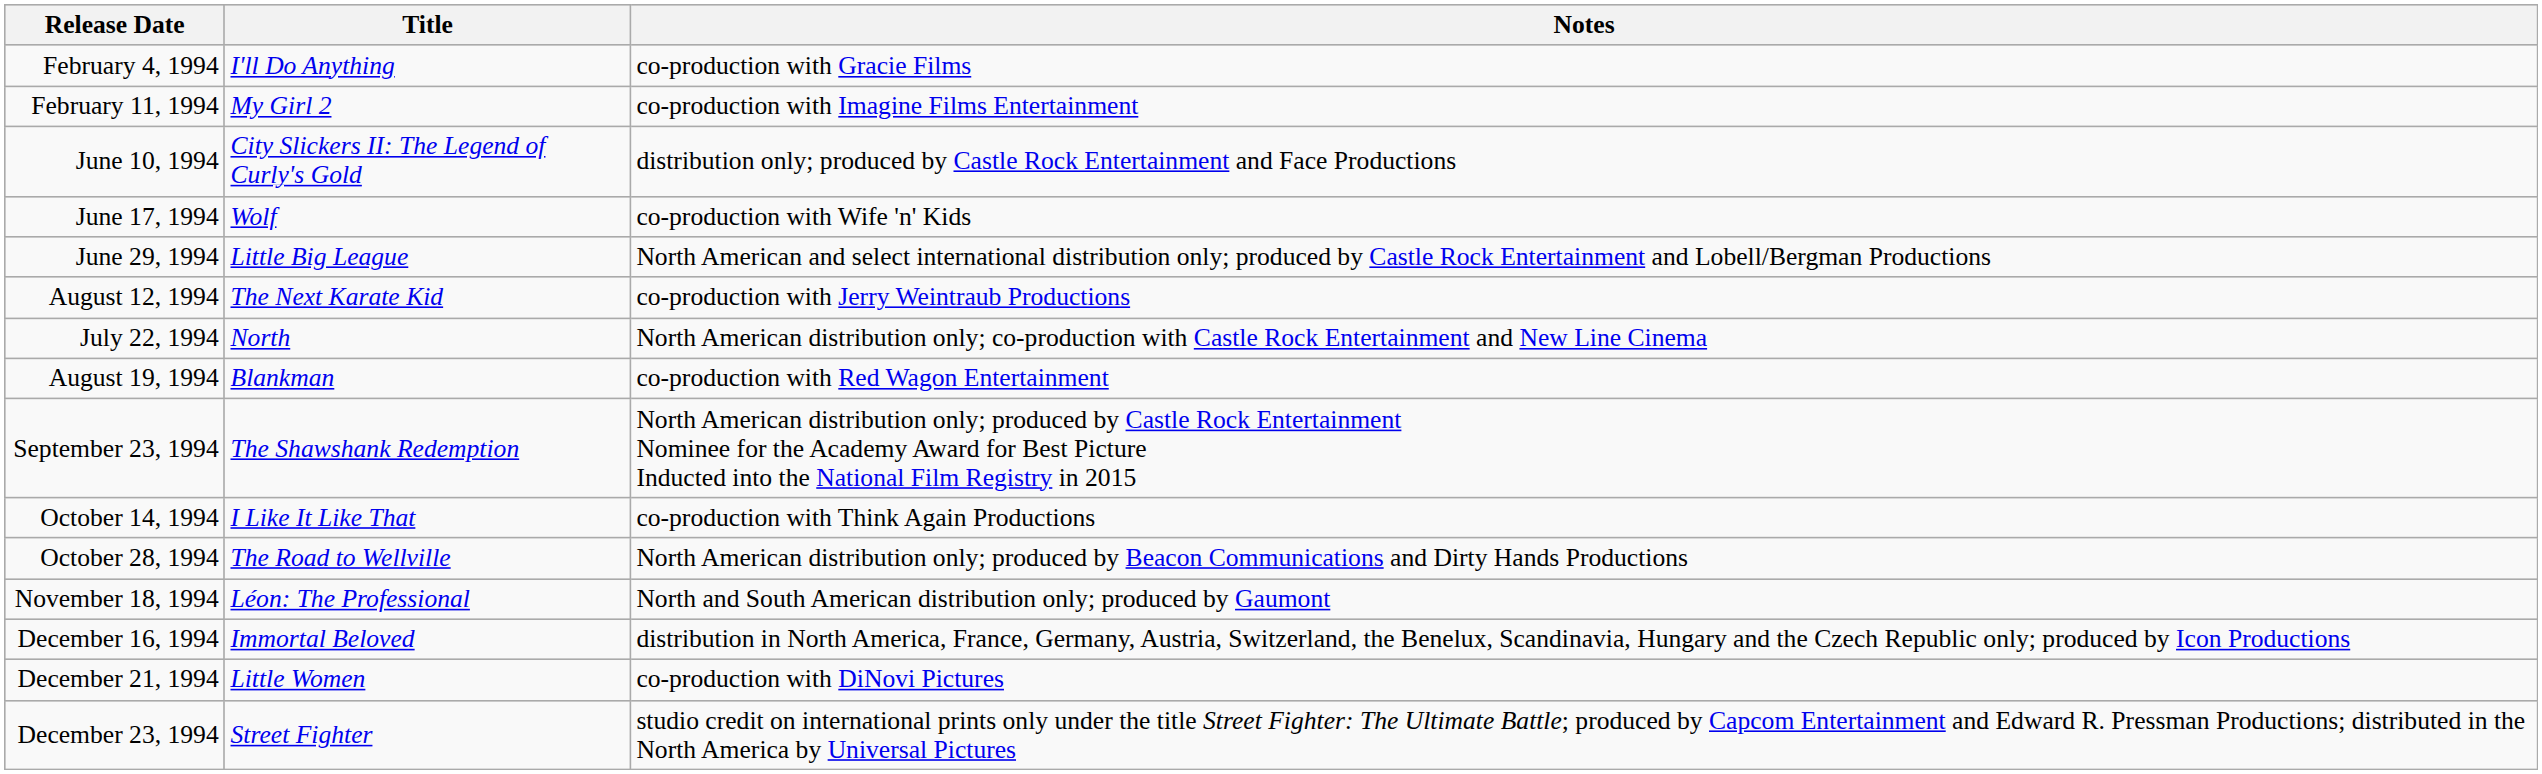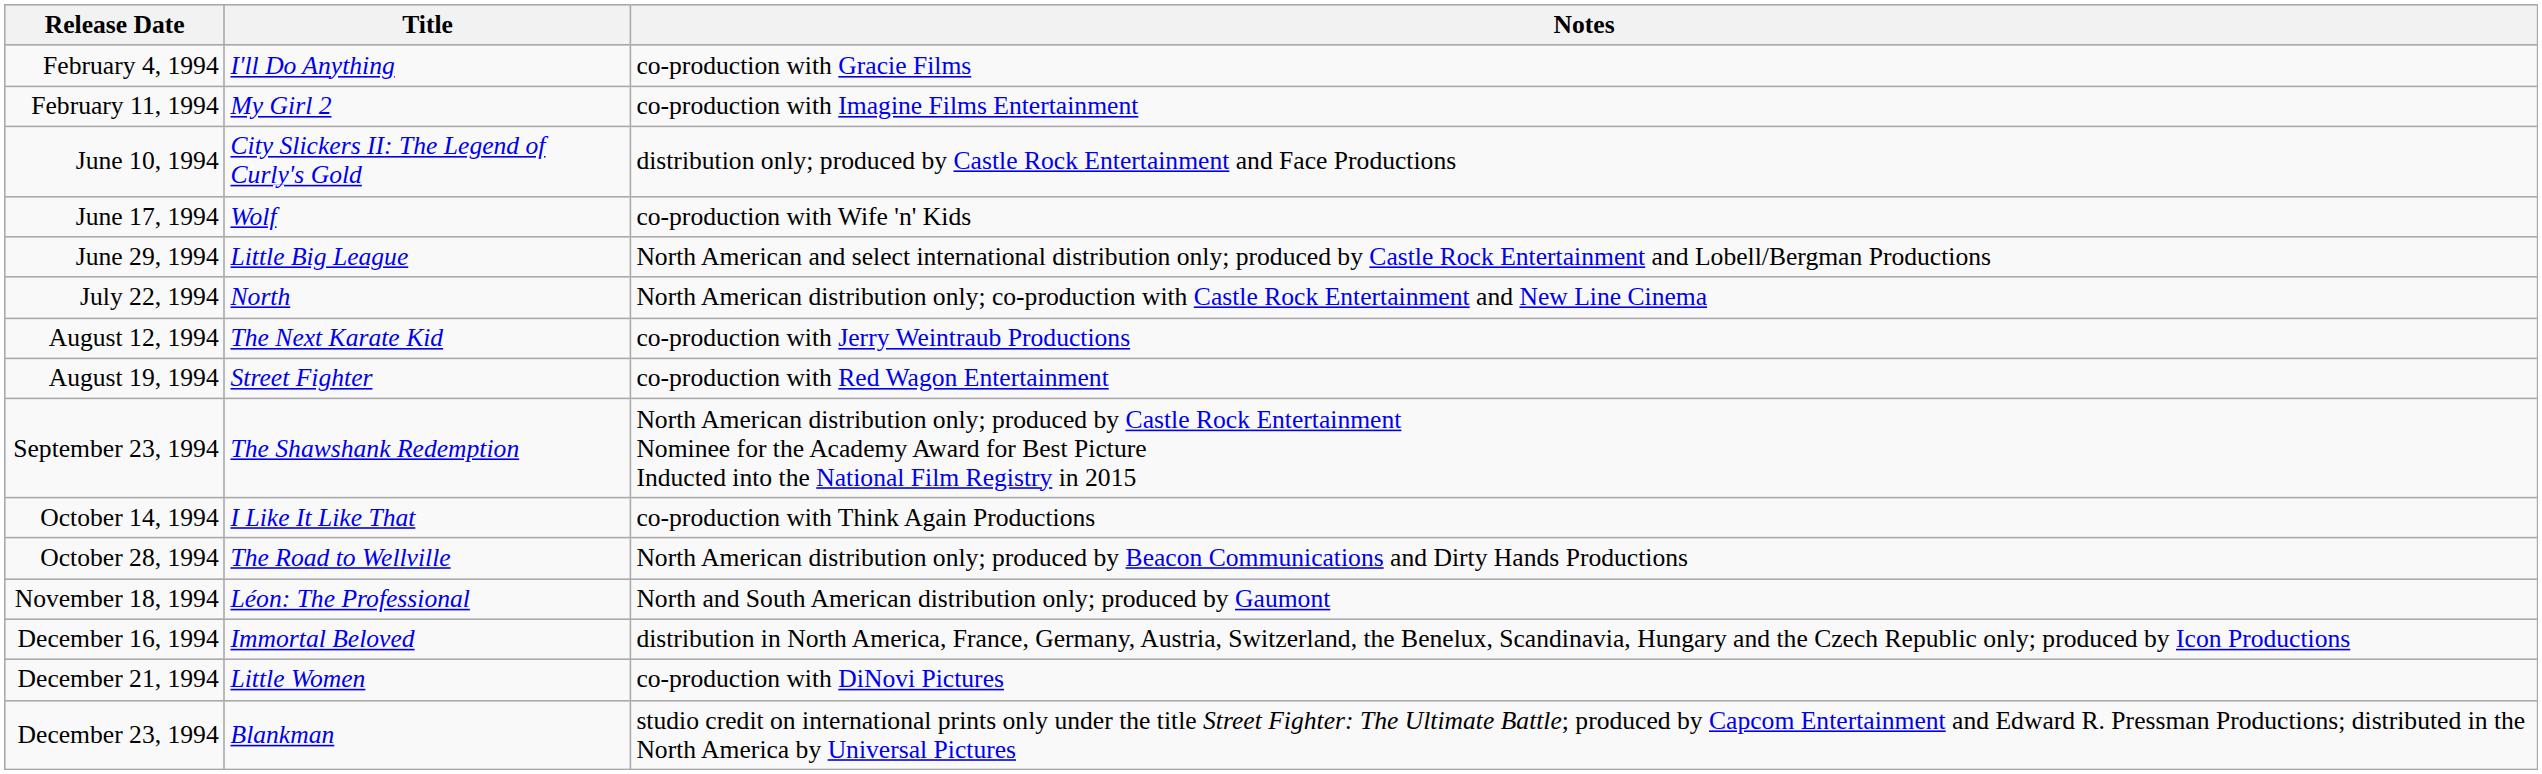rows swapped: (149, 337) <-> (134, 297)
(282, 378) Blankman -> (301, 378) Street Fighter
(301, 734) Street Fighter -> (282, 734) Blankman
